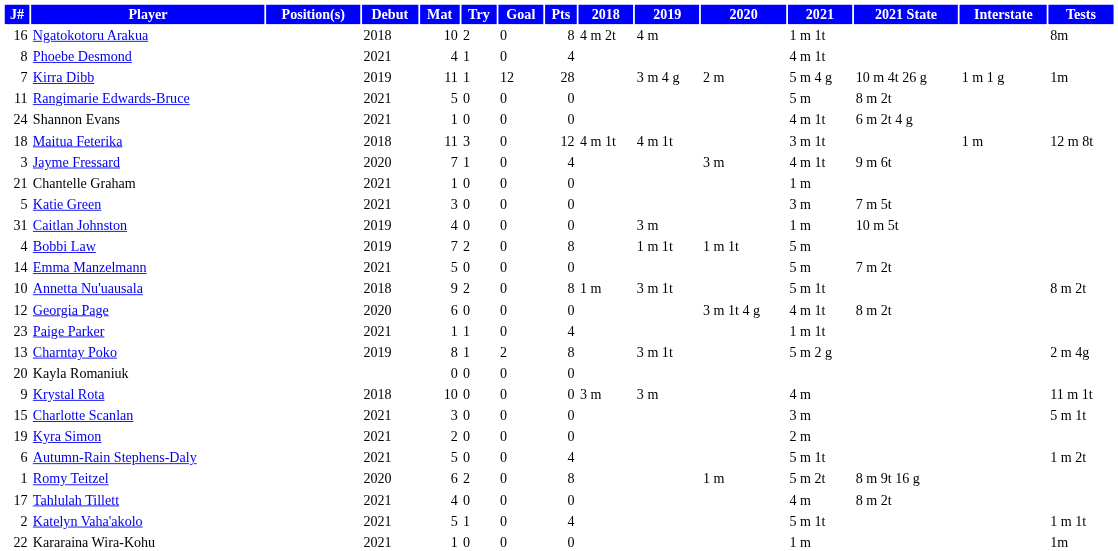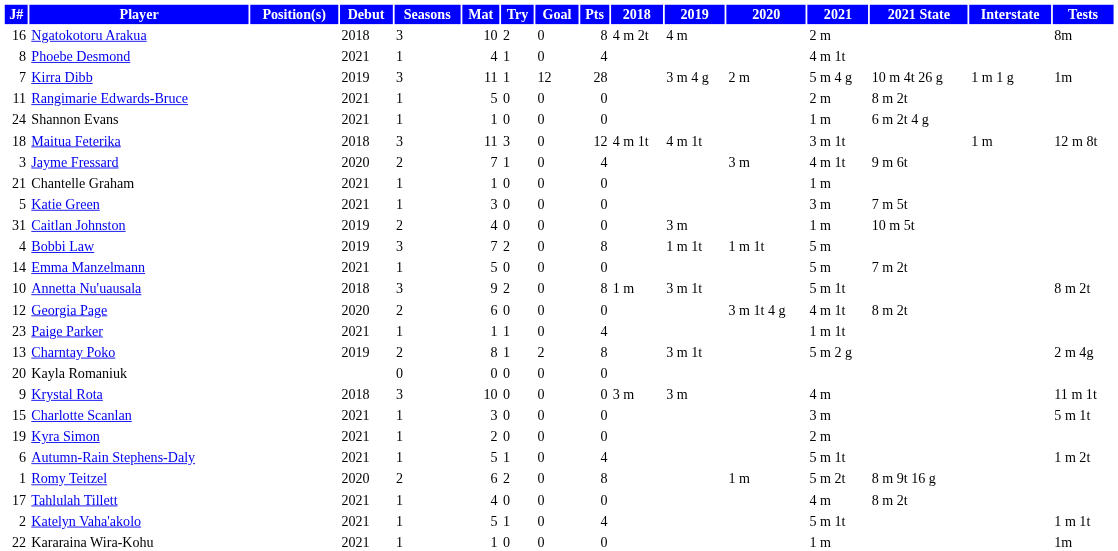+ column: (427, 14)
(807, 35) 1 m 1t -> (820, 35) 2 m
(800, 98) 5 m -> (820, 98) 2 m
(807, 120) 4 m 1t -> (820, 120) 1 m
(467, 458) 0 -> (506, 458) 1
